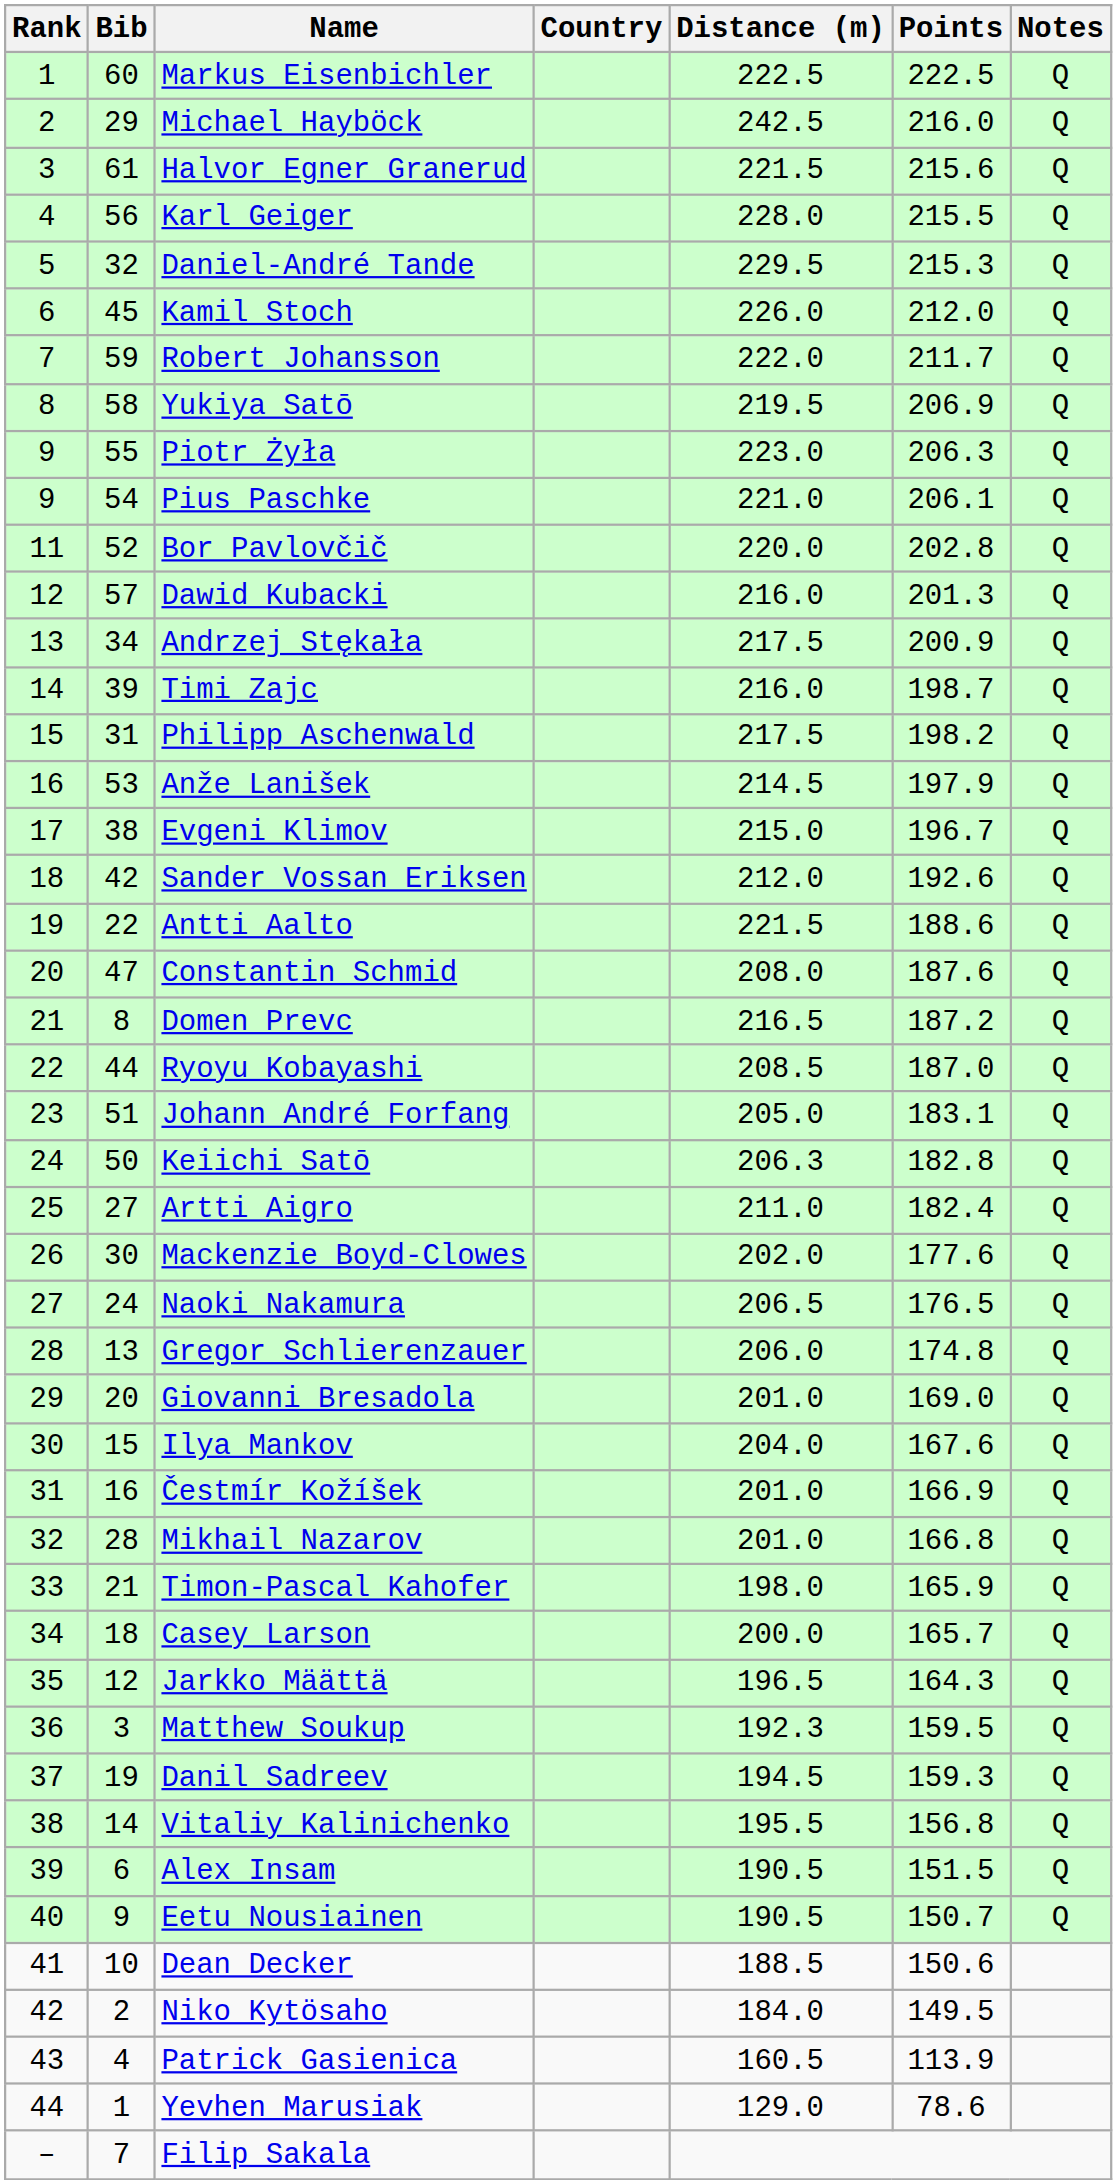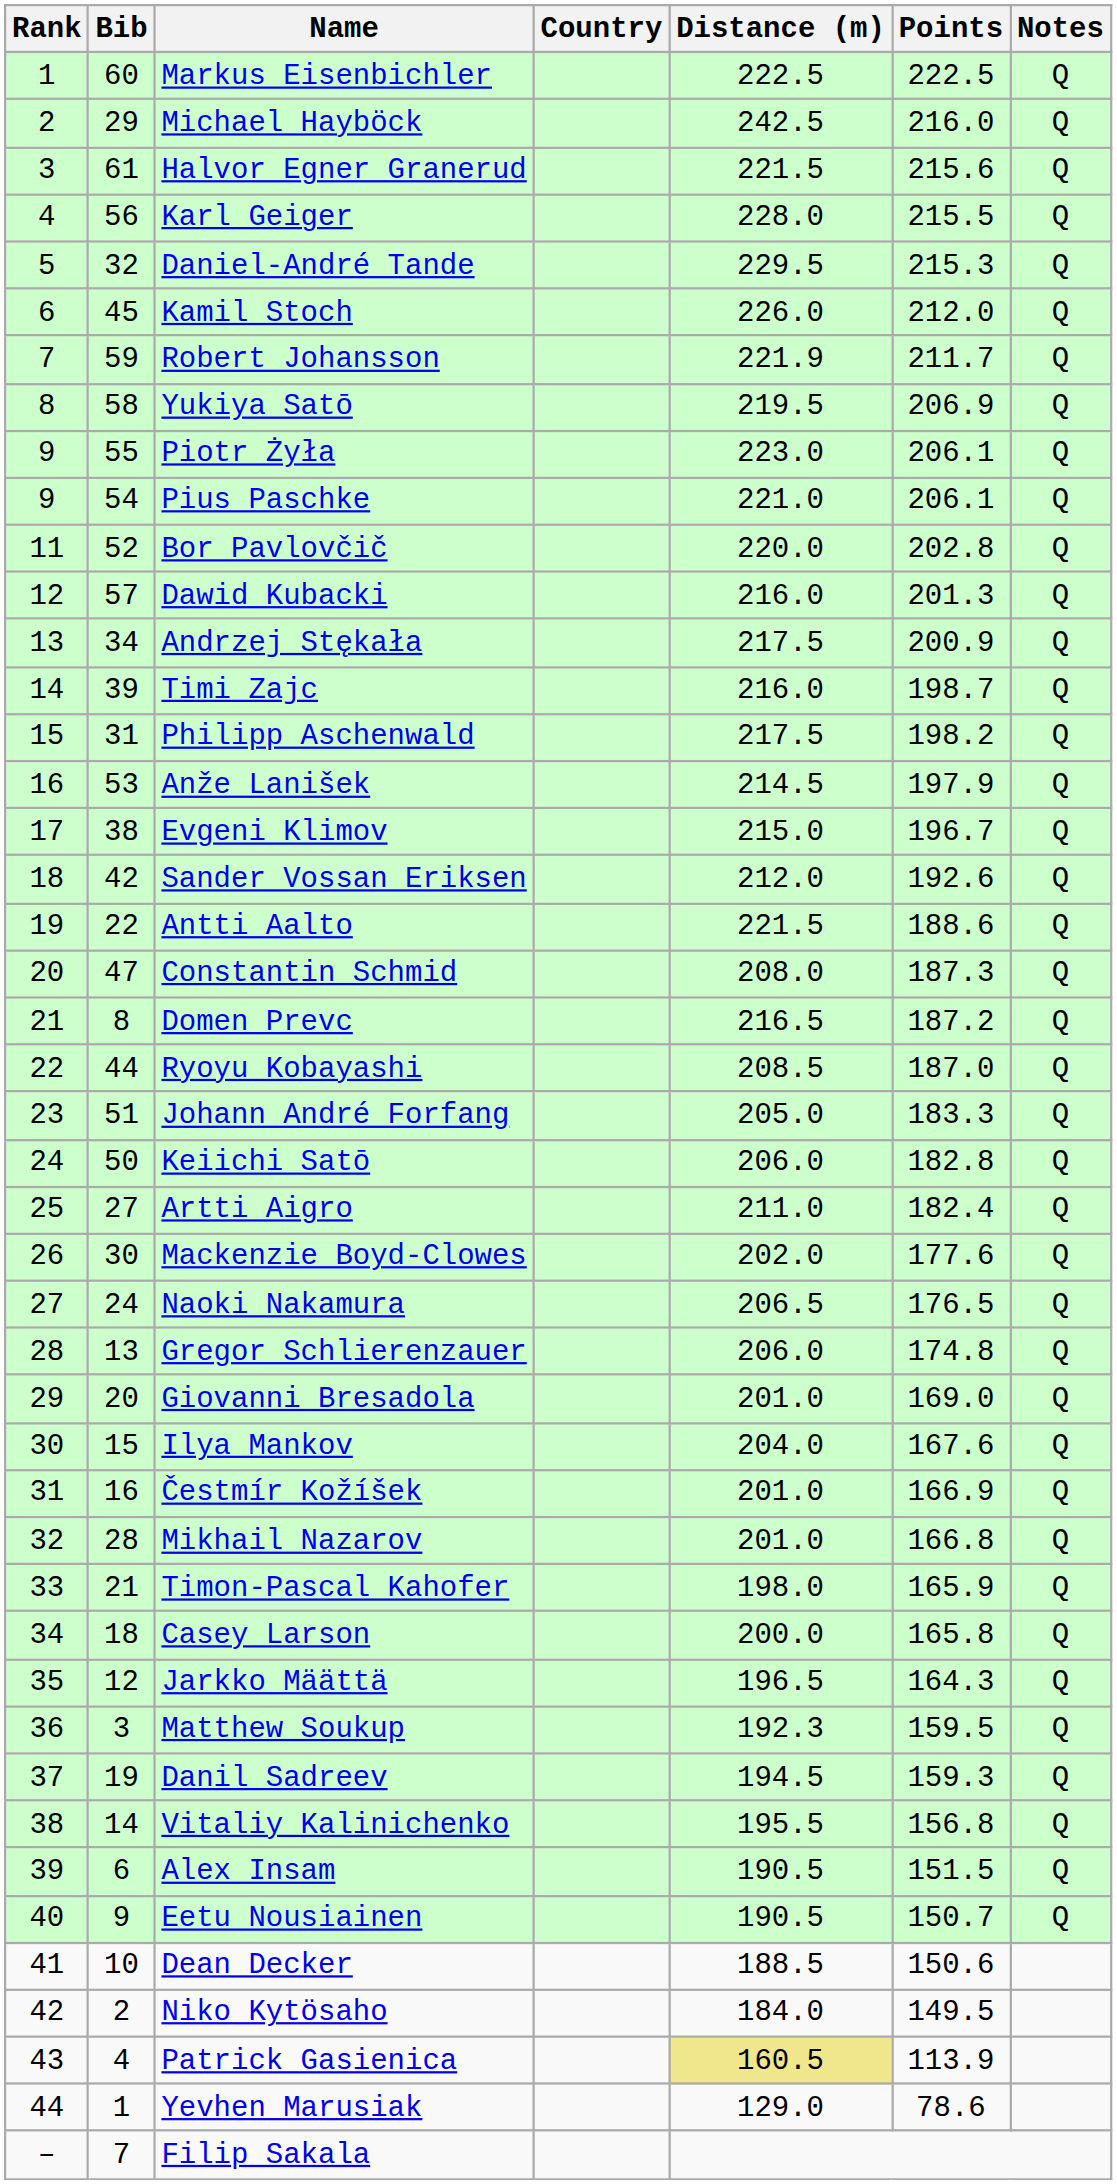(781, 359) 222.0 -> (781, 359) 221.9
(951, 454) 206.3 -> (951, 454) 206.1
(951, 974) 187.6 -> (951, 974) 187.3
(951, 1115) 183.1 -> (951, 1115) 183.3
(781, 1163) 206.3 -> (781, 1163) 206.0
(951, 1635) 165.7 -> (951, 1635) 165.8
(781, 2060) no background -> (781, 2060) khaki background
